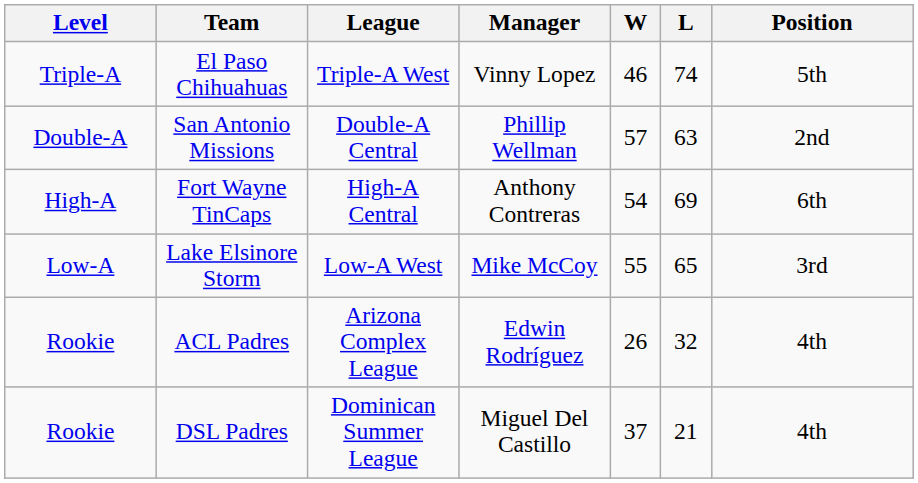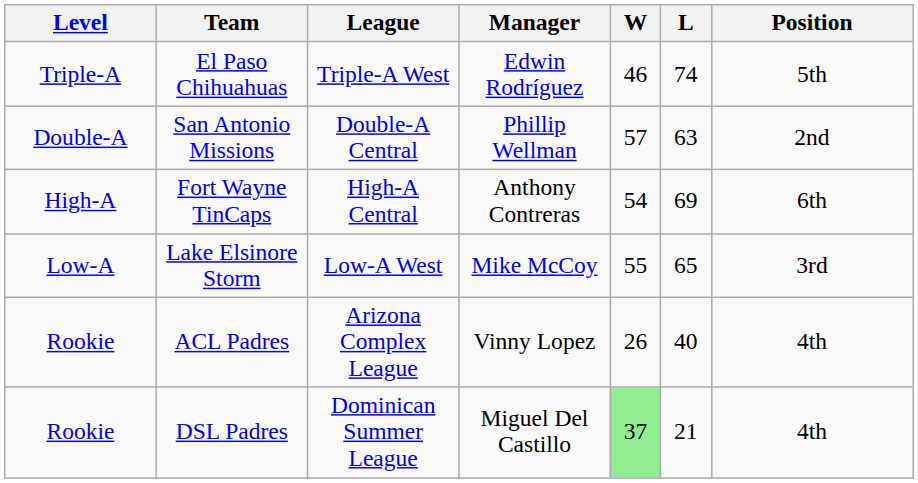(534, 73) Vinny Lopez -> (535, 73) Edwin Rodríguez
(535, 341) Edwin Rodríguez -> (534, 341) Vinny Lopez
(686, 341) 32 -> (686, 341) 40
(635, 432) no background -> (635, 432) lightgreen background
